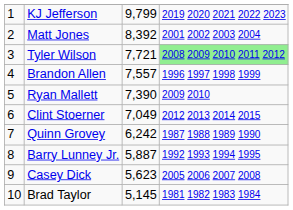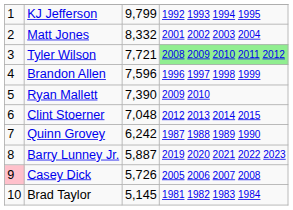(224, 14) 2019 2020 2021 2022 2023 -> (211, 14) 1992 1993 1994 1995
(141, 34) 8,392 -> (141, 34) 8,332
(141, 74) 7,557 -> (141, 74) 7,596
(141, 114) 7,049 -> (141, 114) 7,048
(211, 155) 1992 1993 1994 1995 -> (224, 155) 2019 2020 2021 2022 2023
(11, 174) no background -> (11, 174) pink background
(141, 174) 5,623 -> (141, 174) 5,726
